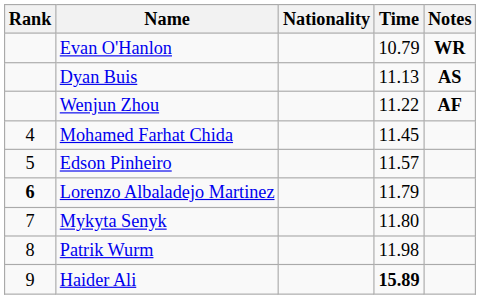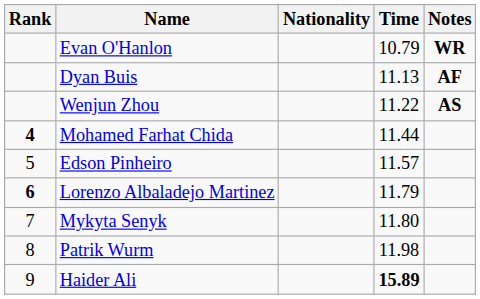(450, 76) AS -> (450, 76) AF
(450, 105) AF -> (450, 105) AS
(30, 134) normal -> (30, 134) bold
(399, 134) 11.45 -> (399, 134) 11.44
